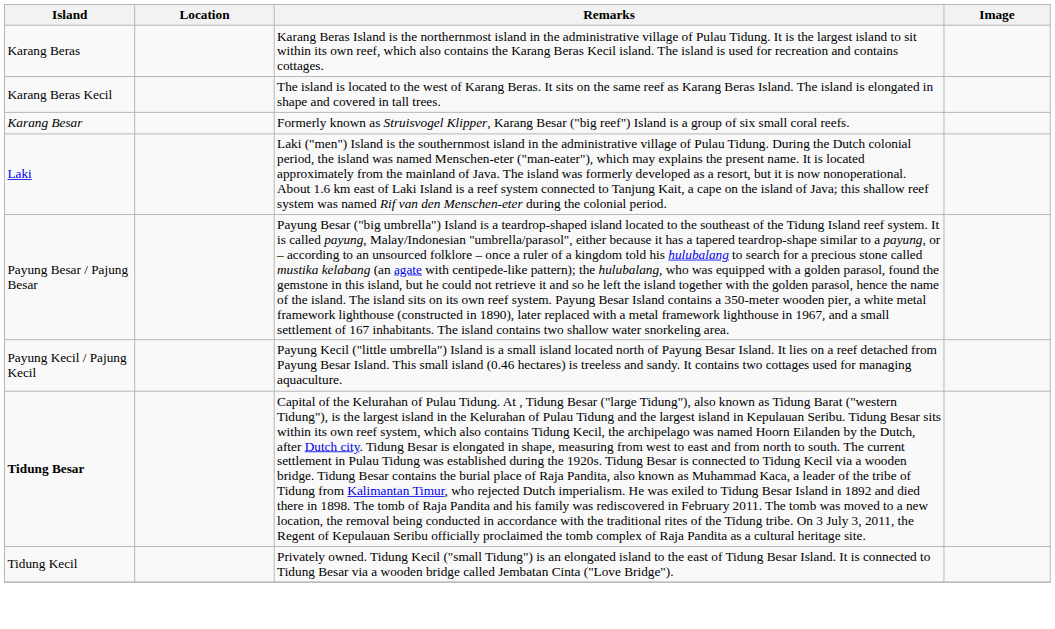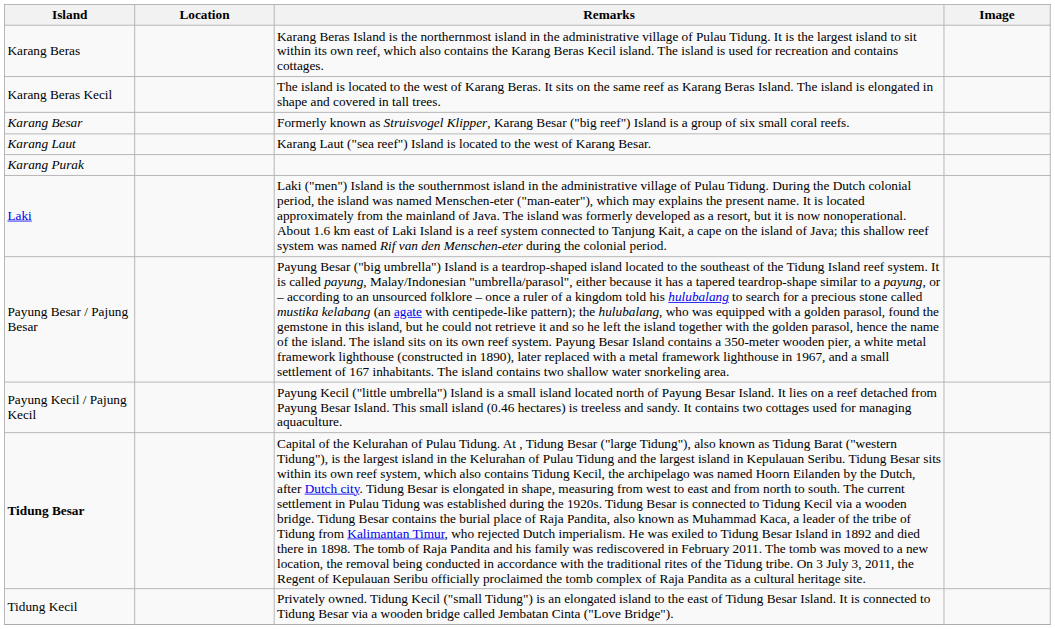+ row: (42, 144)
+ row: (46, 165)
